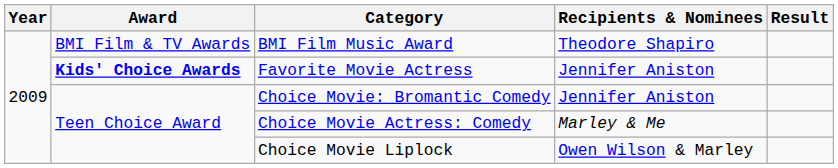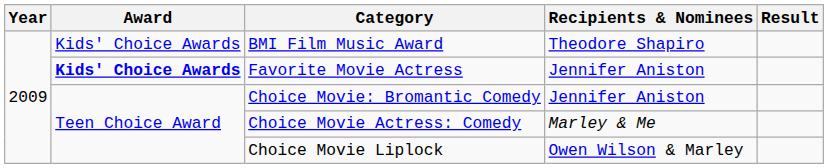(153, 44) BMI Film & TV Awards -> (148, 44) Kids' Choice Awards
